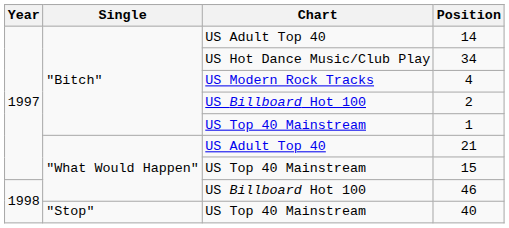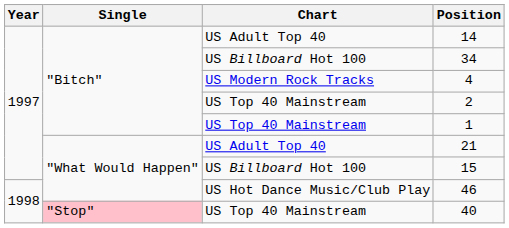(318, 59) US Hot Dance Music/Club Play -> (286, 59) US Billboard Hot 100
(286, 103) US Billboard Hot 100 -> (286, 103) US Top 40 Mainstream
(286, 168) US Top 40 Mainstream -> (286, 168) US Billboard Hot 100
(286, 190) US Billboard Hot 100 -> (318, 190) US Hot Dance Music/Club Play
(70, 212) no background -> (70, 212) pink background
